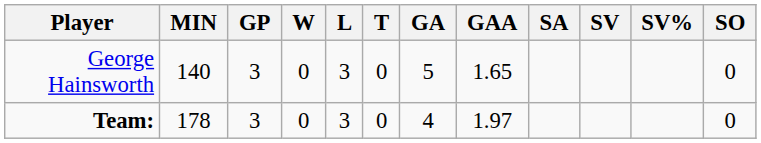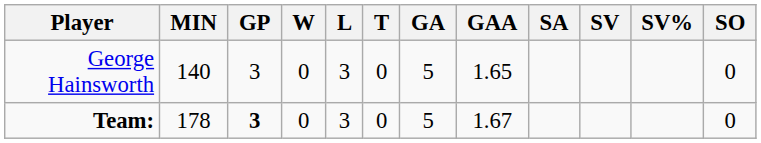(255, 120) normal -> (255, 120) bold
(428, 120) 4 -> (428, 120) 5
(492, 120) 1.97 -> (492, 120) 1.67
